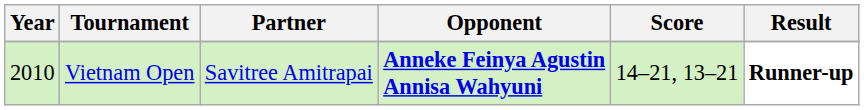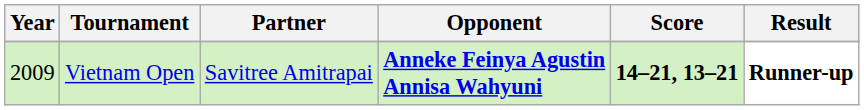(32, 73) 2010 -> (32, 73) 2009
(677, 73) normal -> (677, 73) bold
